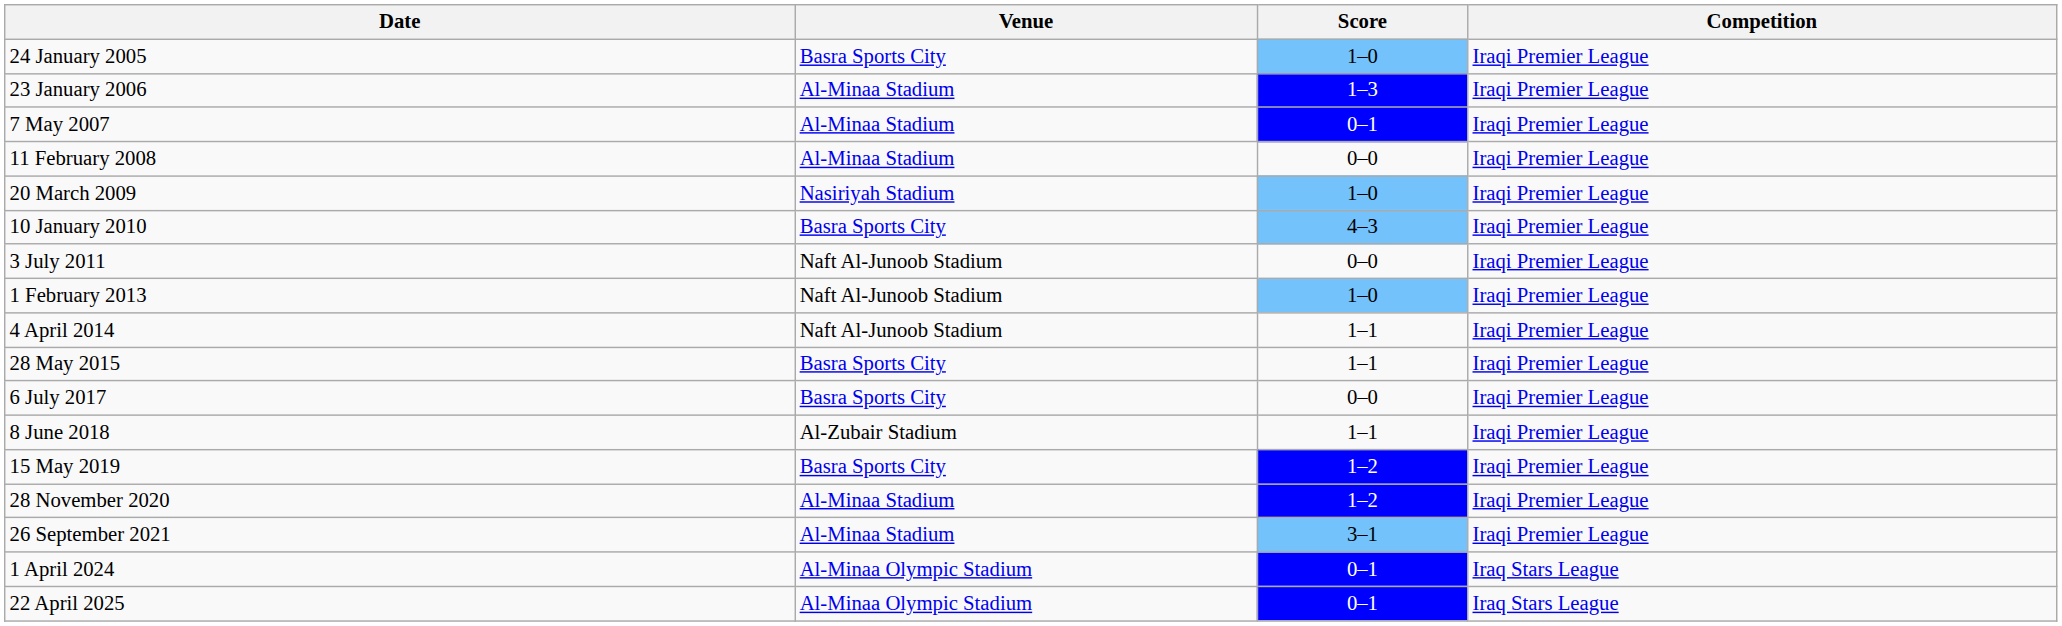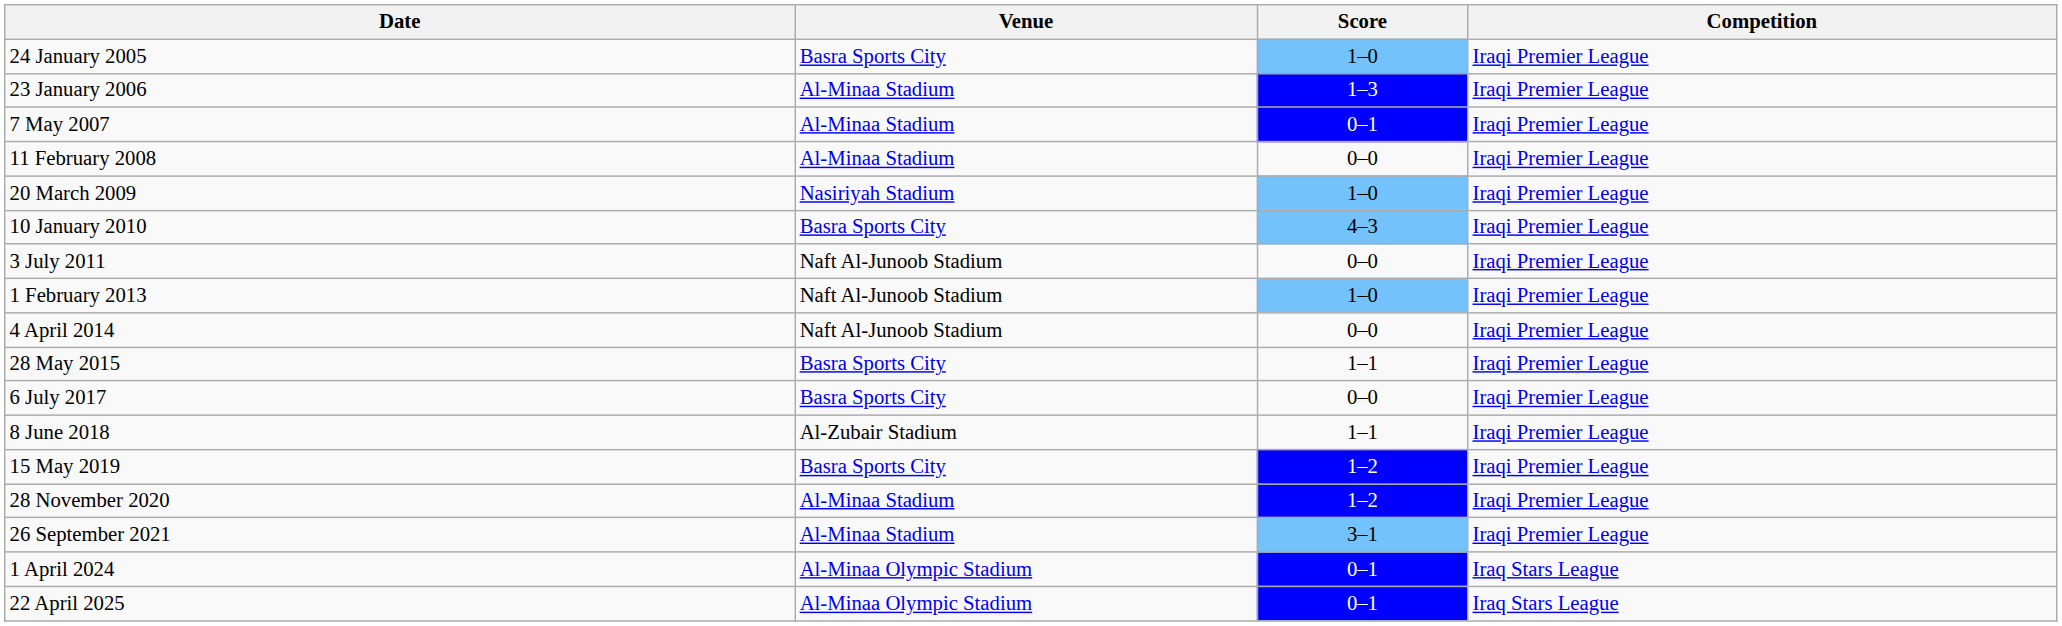(1362, 329) 1–1 -> (1362, 329) 0–0
